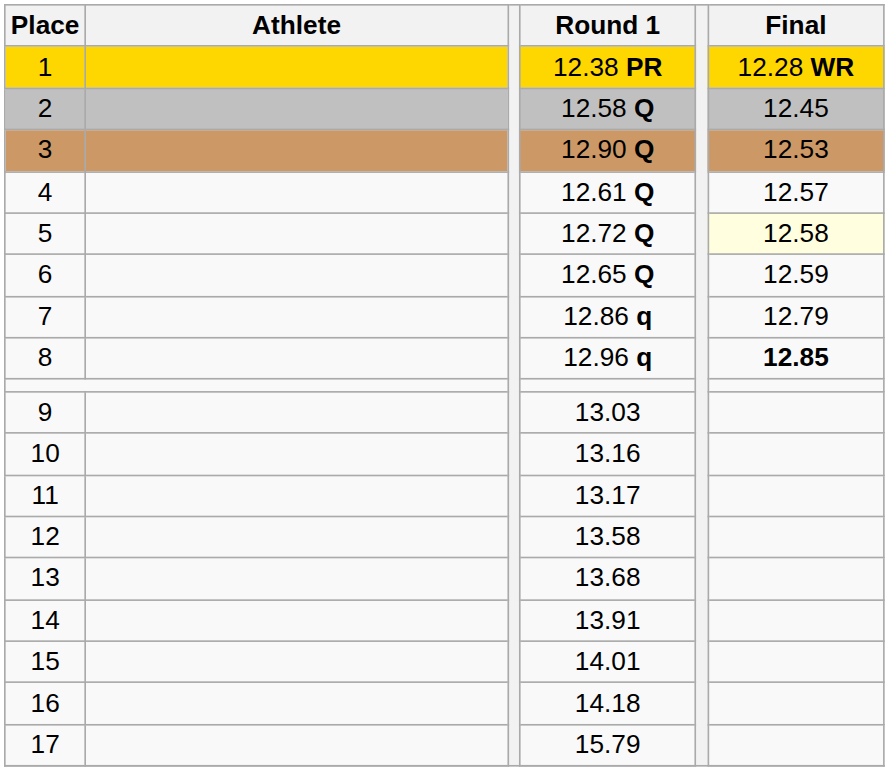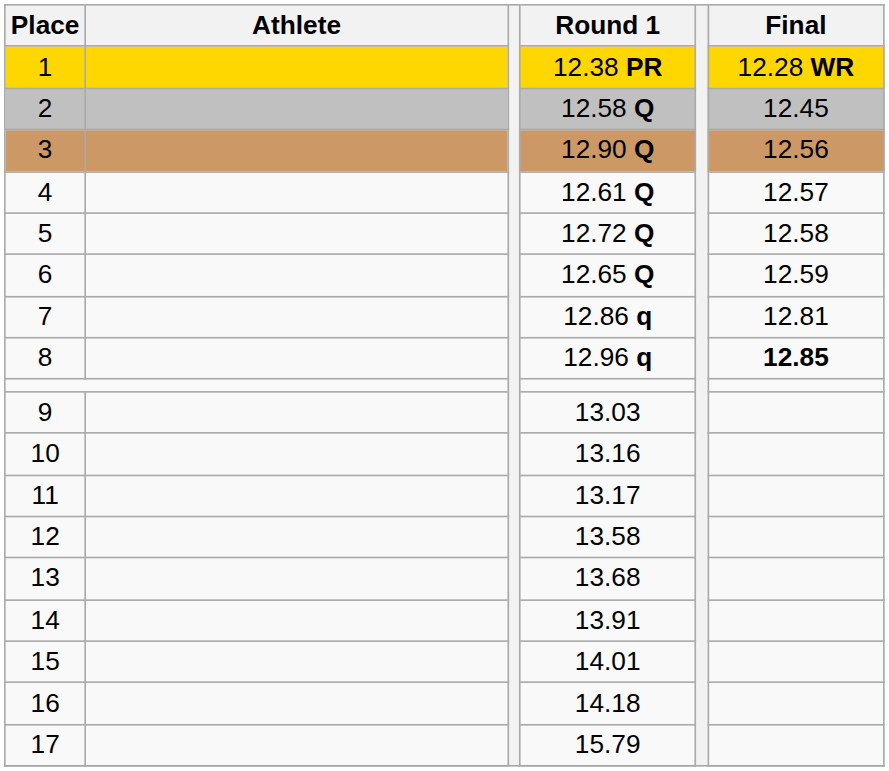(796, 150) 12.53 -> (796, 150) 12.56
(796, 233) lightyellow background -> (796, 233) no background
(796, 316) 12.79 -> (796, 316) 12.81
